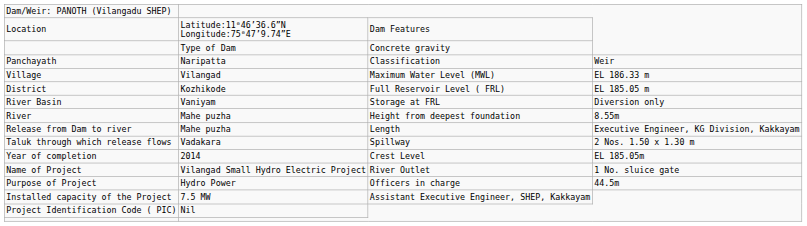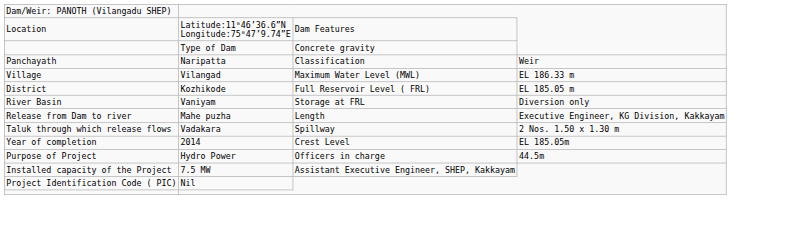- row: (19, 116)
- row: (44, 170)
